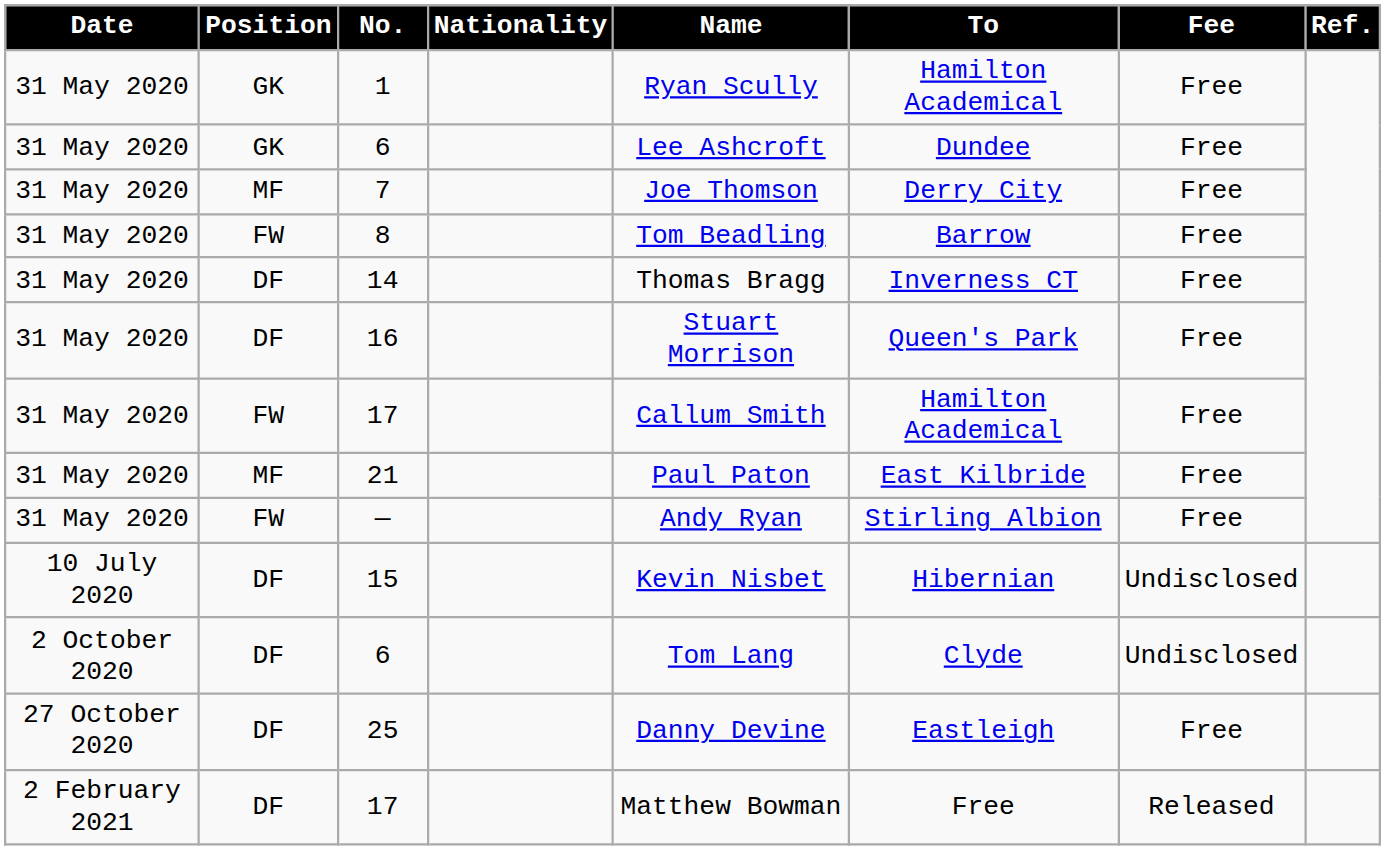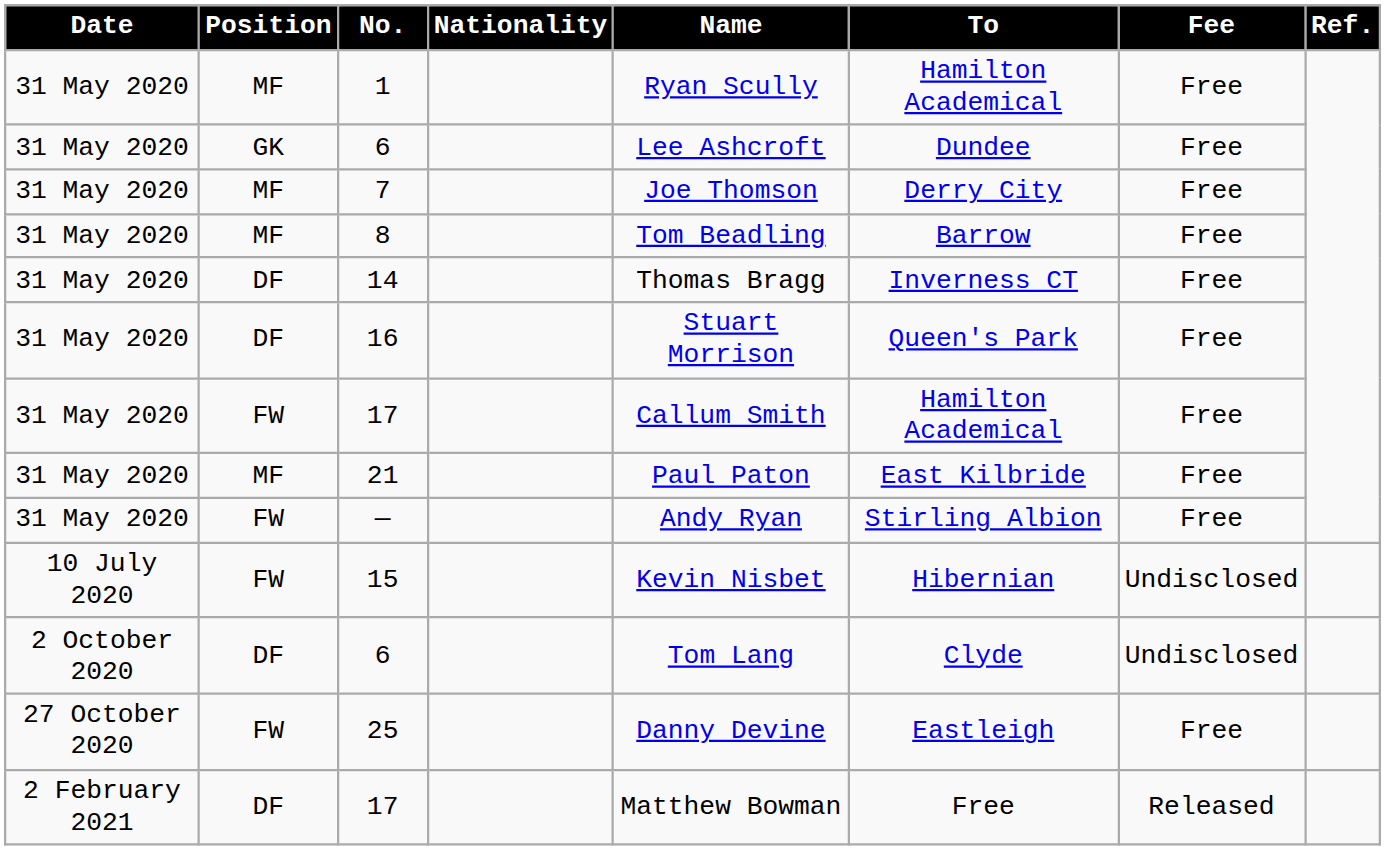(268, 87) GK -> (268, 87) MF
(268, 235) FW -> (268, 235) MF
(268, 579) DF -> (268, 579) FW
(268, 731) DF -> (268, 731) FW
